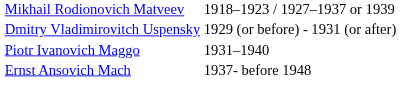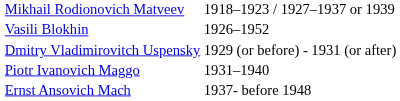+ row: (47, 29)
